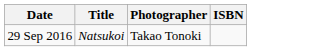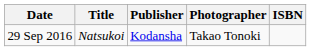+ column: (157, 14)
